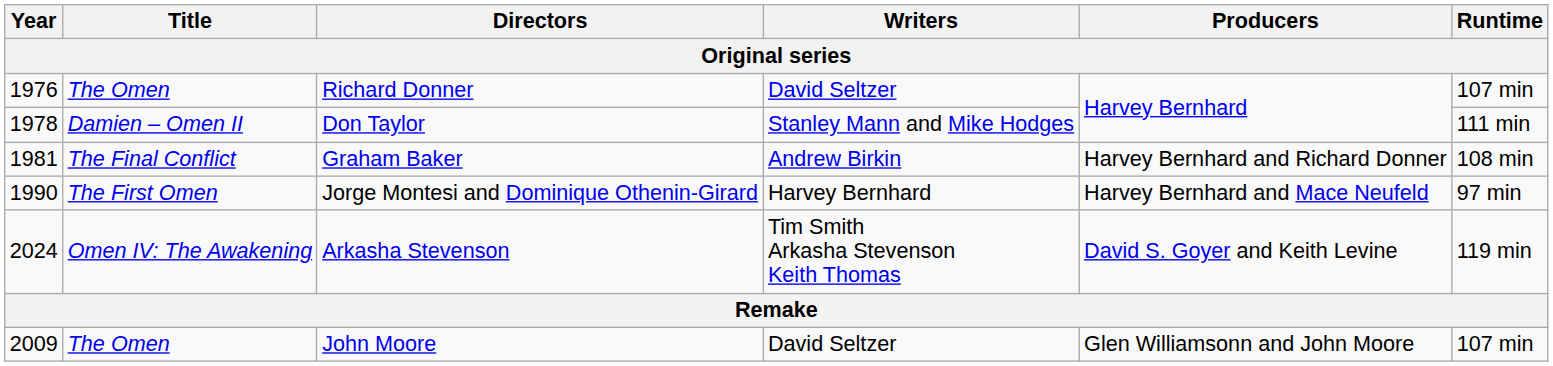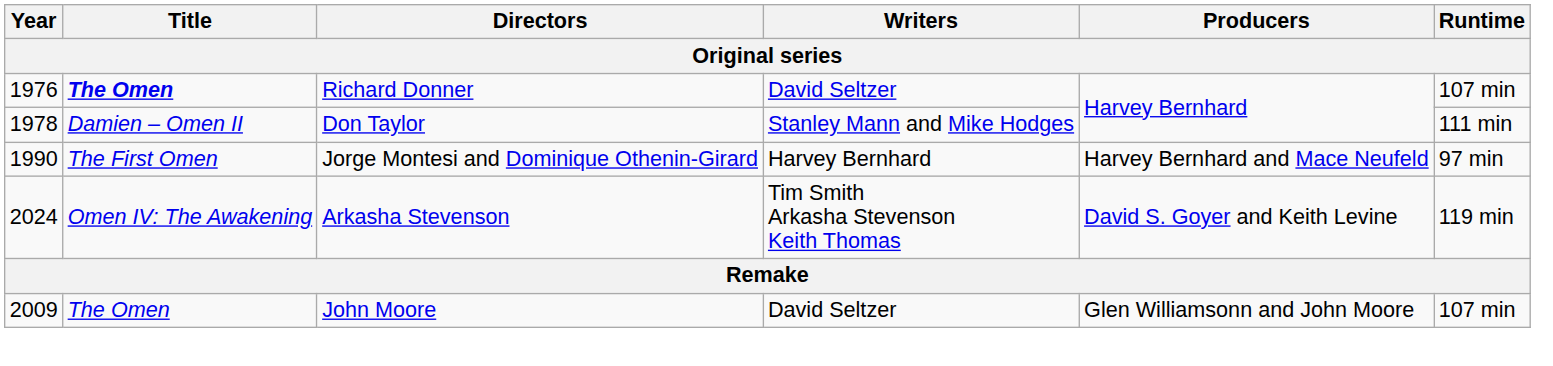(119, 90) normal -> (120, 90) bold
- row: (392, 158)
